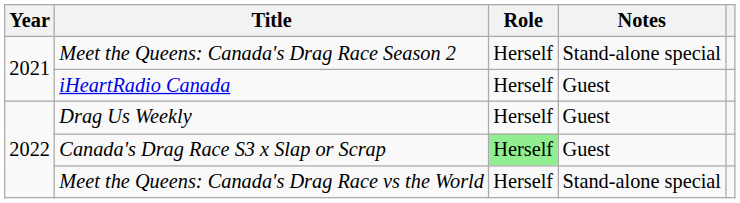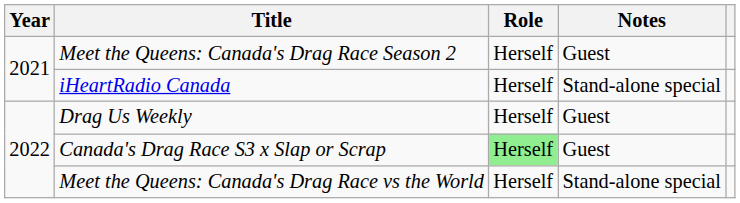(642, 52) Stand-alone special -> (586, 52) Guest
(586, 85) Guest -> (642, 85) Stand-alone special
